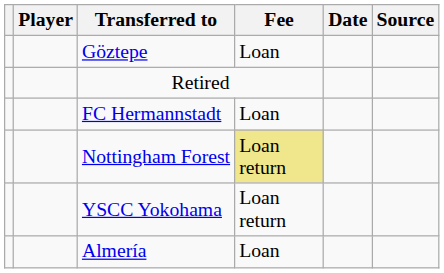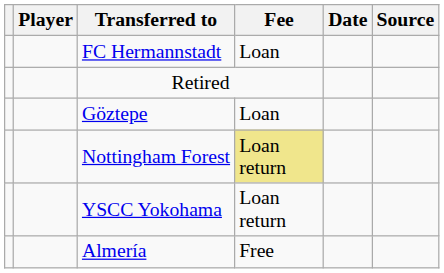rows swapped: (115, 51) <-> (152, 113)
(259, 251) Loan -> (257, 251) Free
